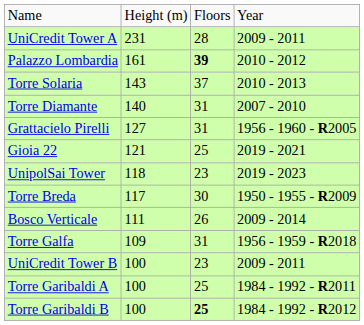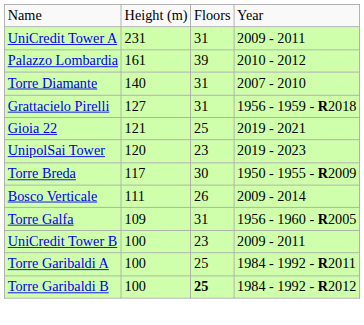(201, 38) 28 -> (201, 38) 31
(201, 60) bold -> (201, 60) normal
- row: (45, 83)
(297, 128) 1956 - 1960 - R2005 -> (297, 106) 1956 - 1959 - R2018
(135, 173) 118 -> (135, 151) 120
(297, 241) 1956 - 1959 - R2018 -> (297, 219) 1956 - 1960 - R2005
